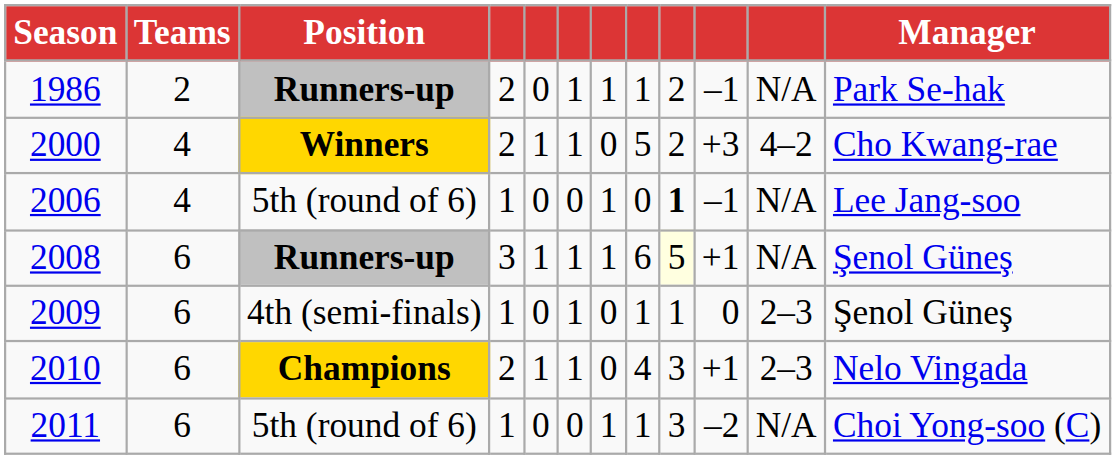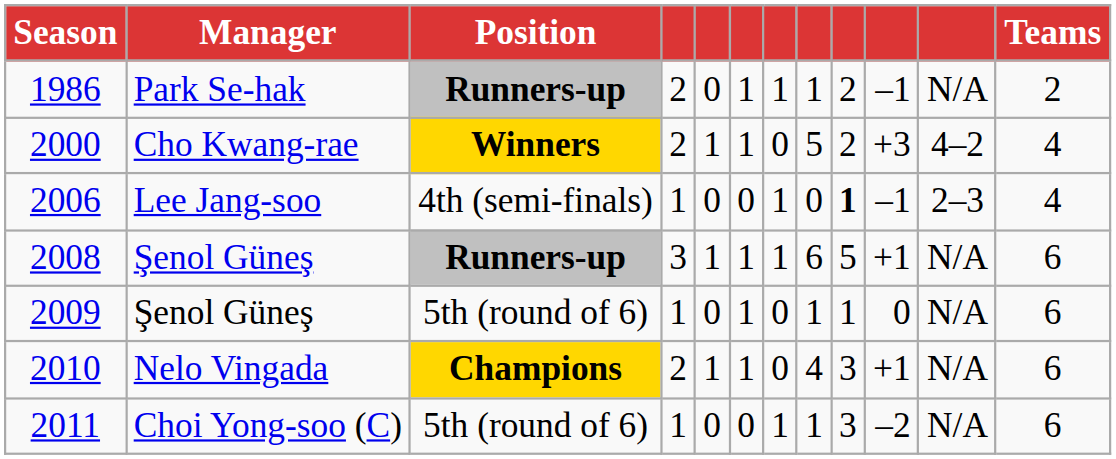columns swapped: (182, 32) <-> (967, 32)
(364, 200) 5th (round of 6) -> (536, 200) 4th (semi-finals)
(786, 200) N/A -> (957, 200) 2–3
(677, 256) lightyellow background -> (848, 256) no background
(364, 312) 4th (semi-finals) -> (536, 312) 5th (round of 6)
(786, 312) 2–3 -> (957, 312) N/A
(786, 369) 2–3 -> (957, 369) N/A
